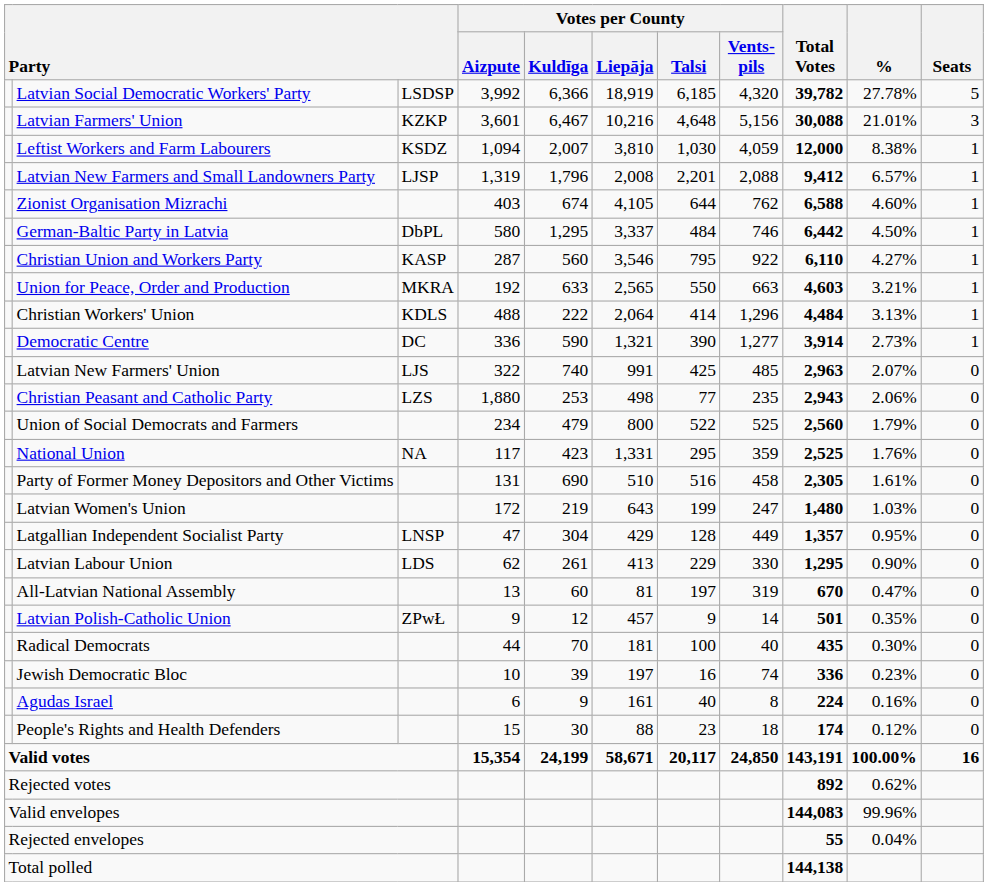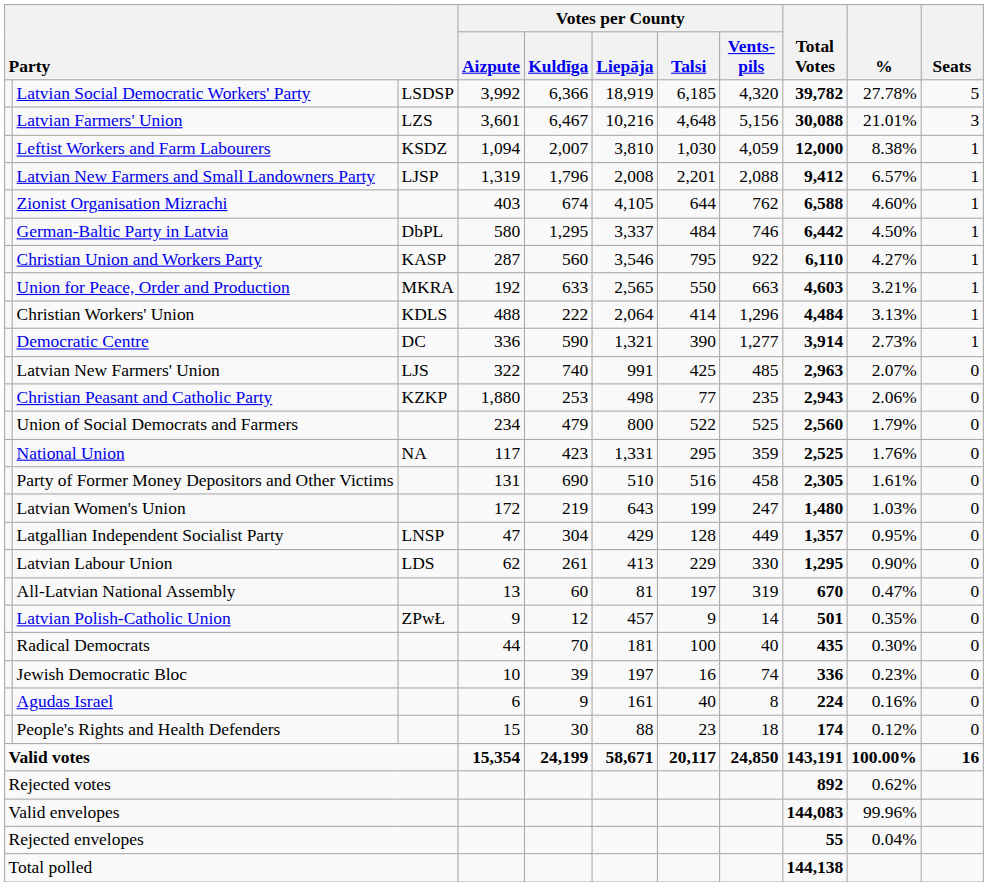(424, 120) KZKP -> (417, 120) LZS
(417, 397) LZS -> (424, 397) KZKP
